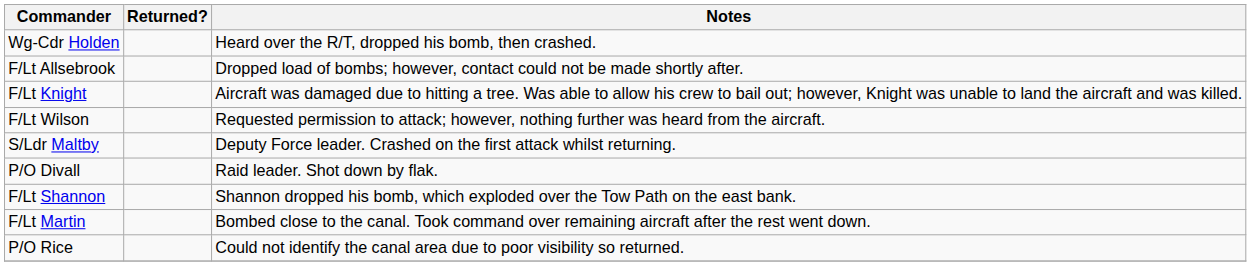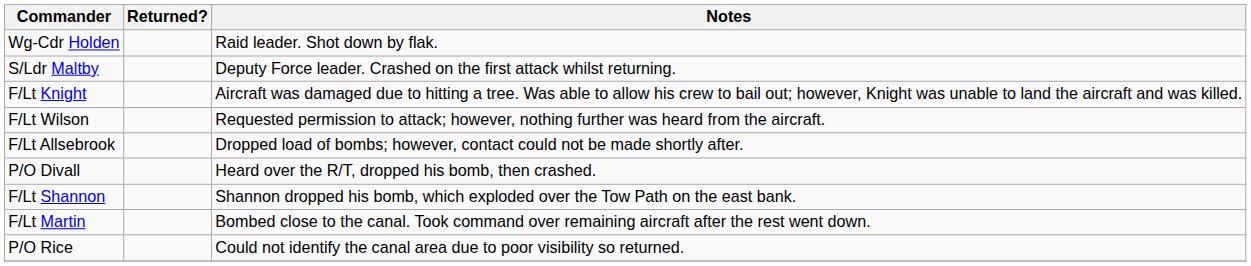(406, 42) Heard over the R/T, dropped his bomb, then crashed. -> (327, 42) Raid leader. Shot down by flak.
rows swapped: (54, 145) <-> (62, 68)
(327, 171) Raid leader. Shot down by flak. -> (406, 171) Heard over the R/T, dropped his bomb, then crashed.
